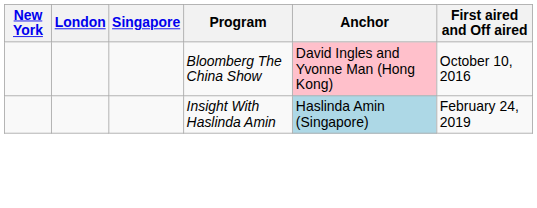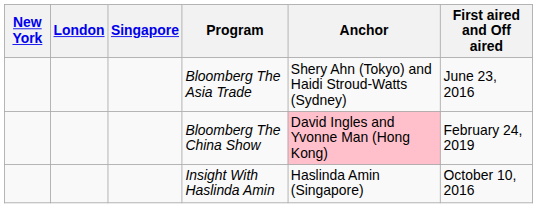+ row: (233, 84)
(476, 68) October 10, 2016 -> (483, 137) February 24, 2019
(340, 114) lightblue background -> (335, 183) no background
(479, 114) February 24, 2019 -> (480, 183) October 10, 2016
